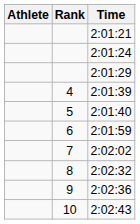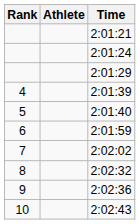columns swapped: (70, 14) <-> (28, 14)
